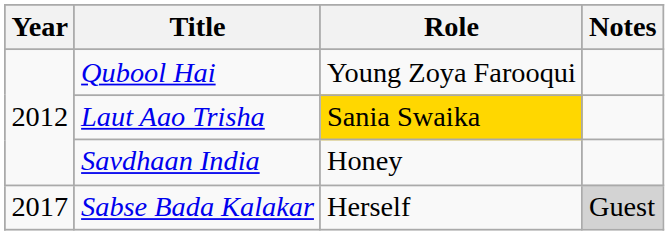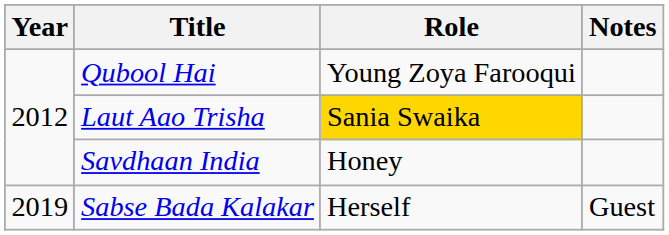(40, 206) 2017 -> (40, 206) 2019
(622, 206) lightgrey background -> (622, 206) no background
